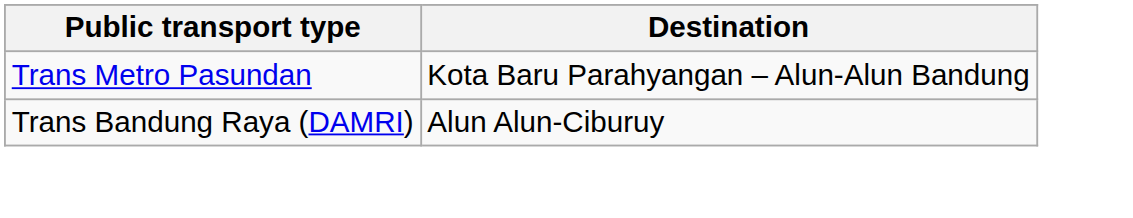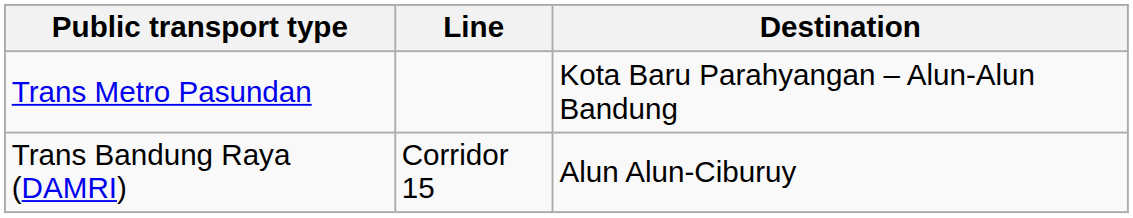+ column: (474, 27)
